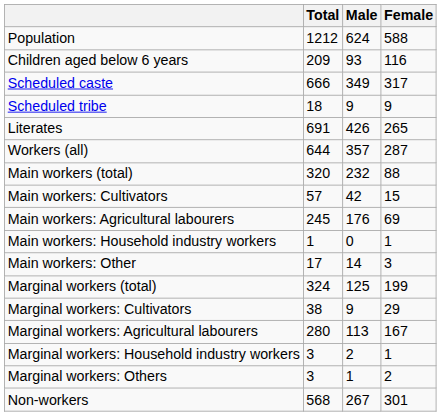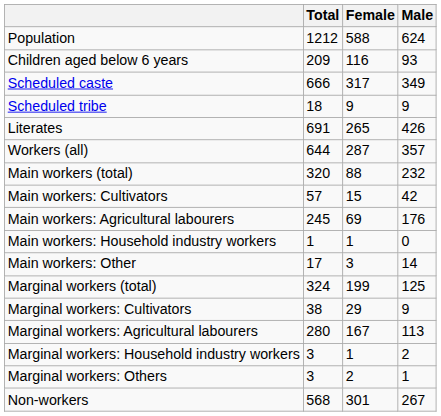columns swapped: (362, 15) <-> (409, 15)
